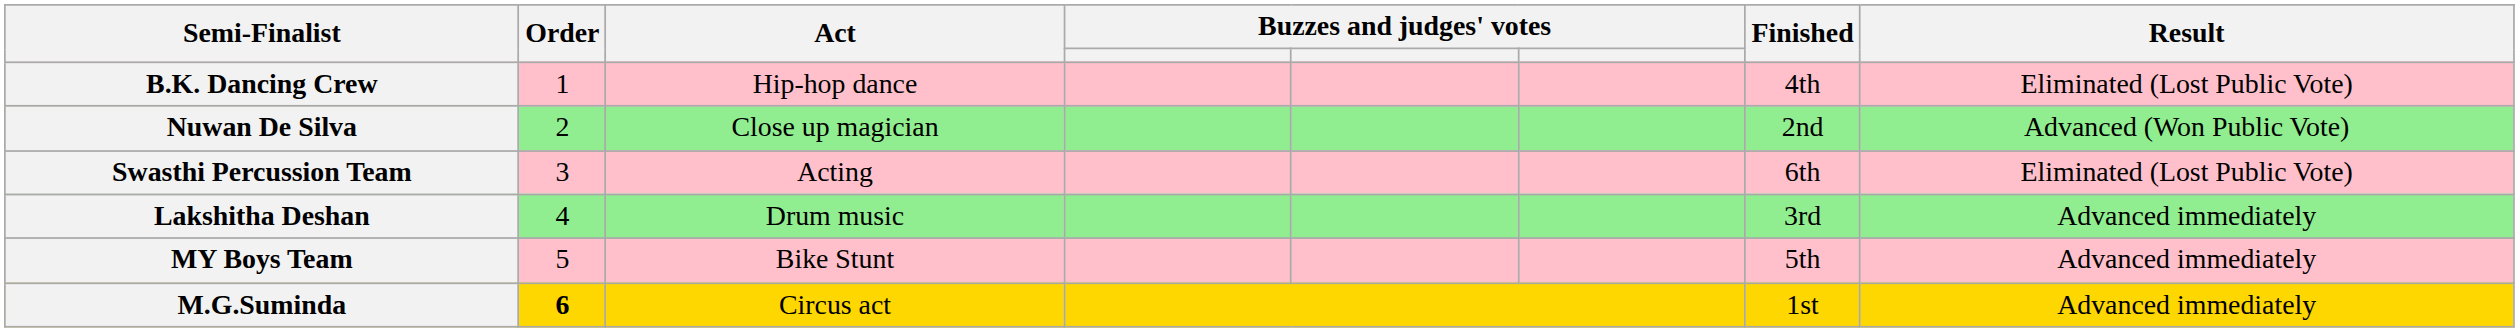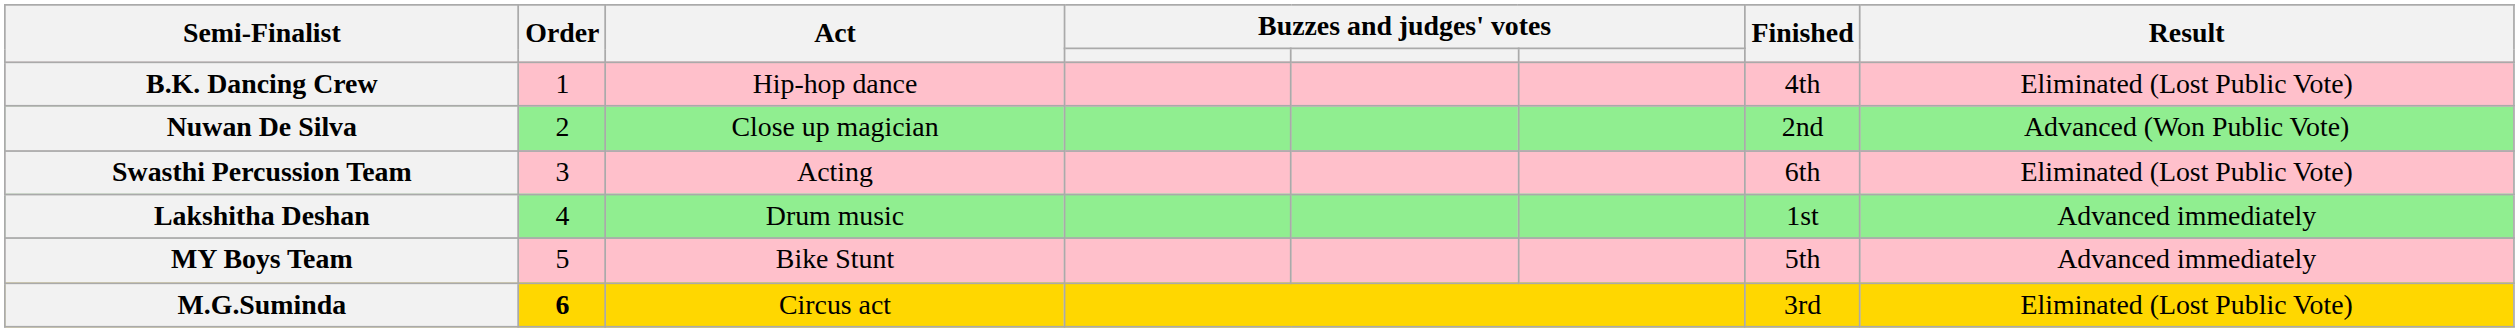(1803, 216) 3rd -> (1803, 216) 1st
(1803, 304) 1st -> (1803, 304) 3rd
(2187, 304) Advanced immediately -> (2187, 304) Eliminated (Lost Public Vote)
